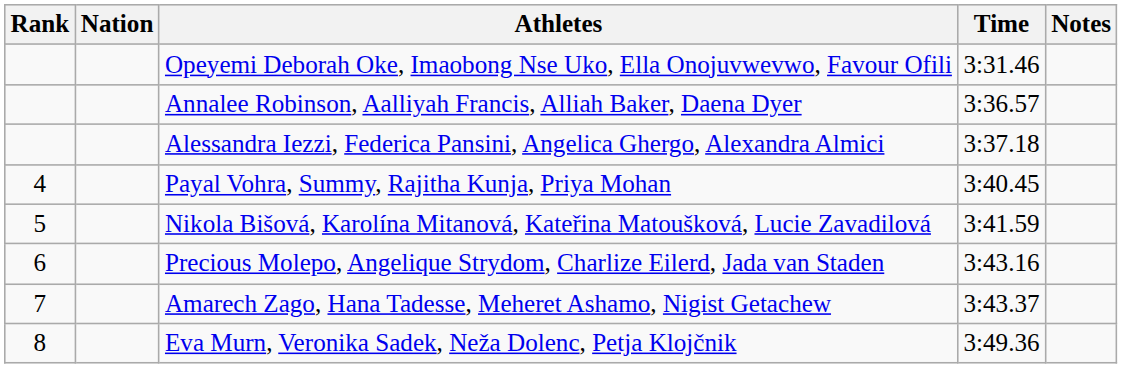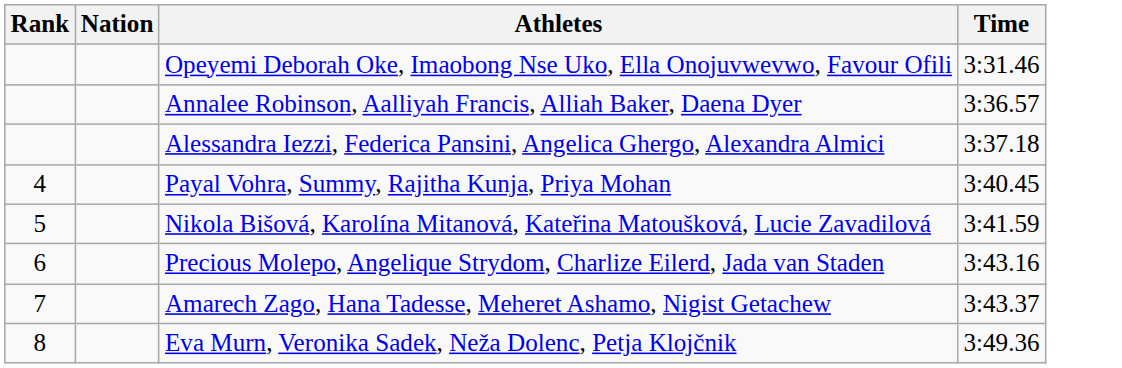- column: (1081, 24)
